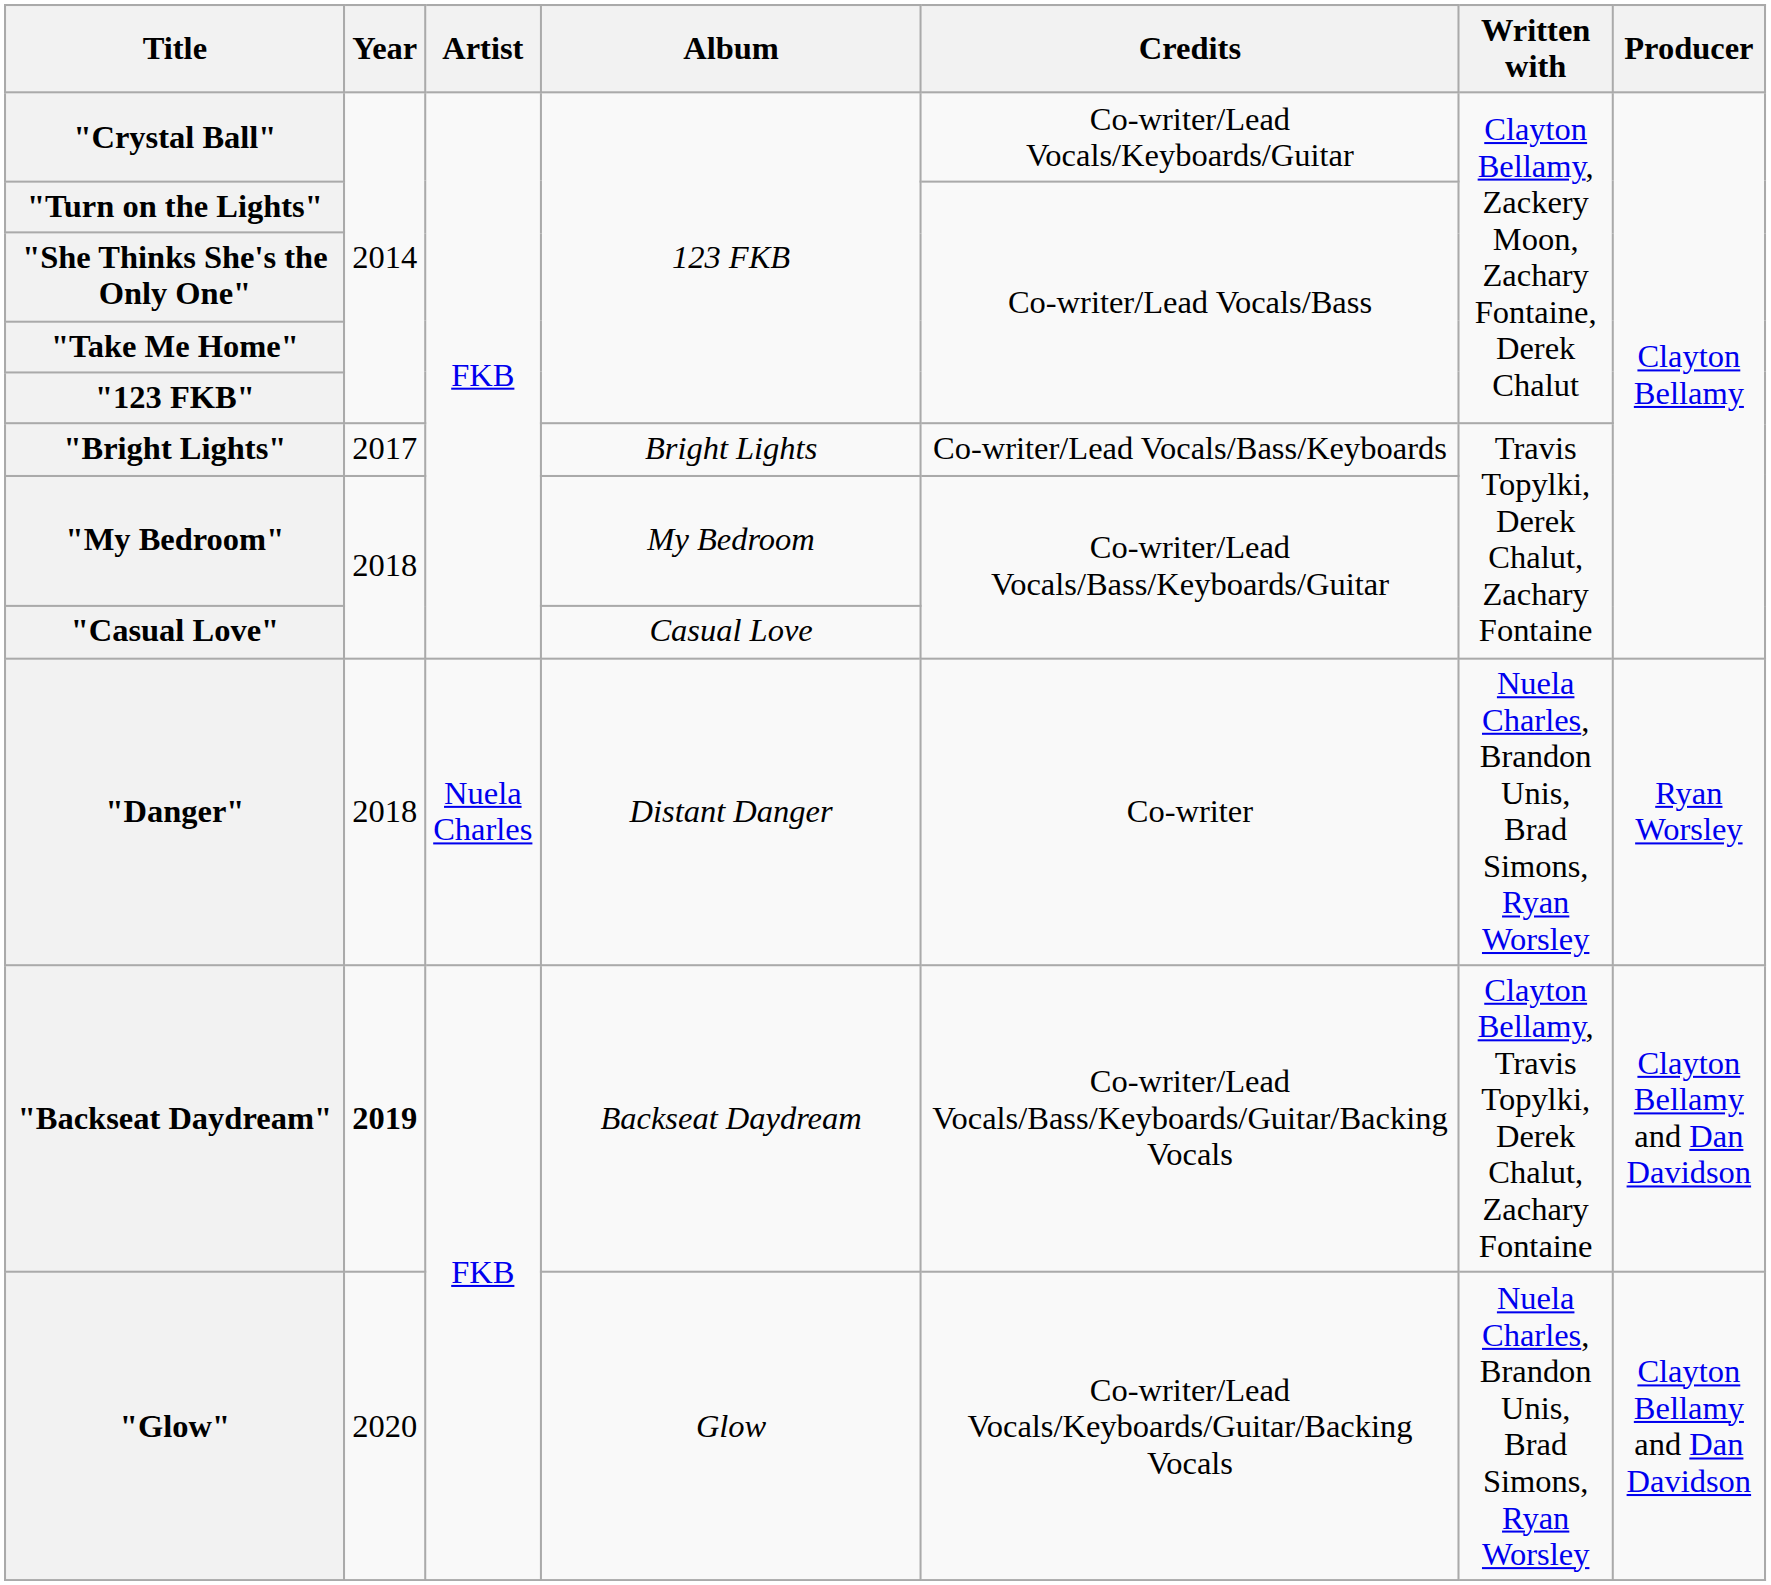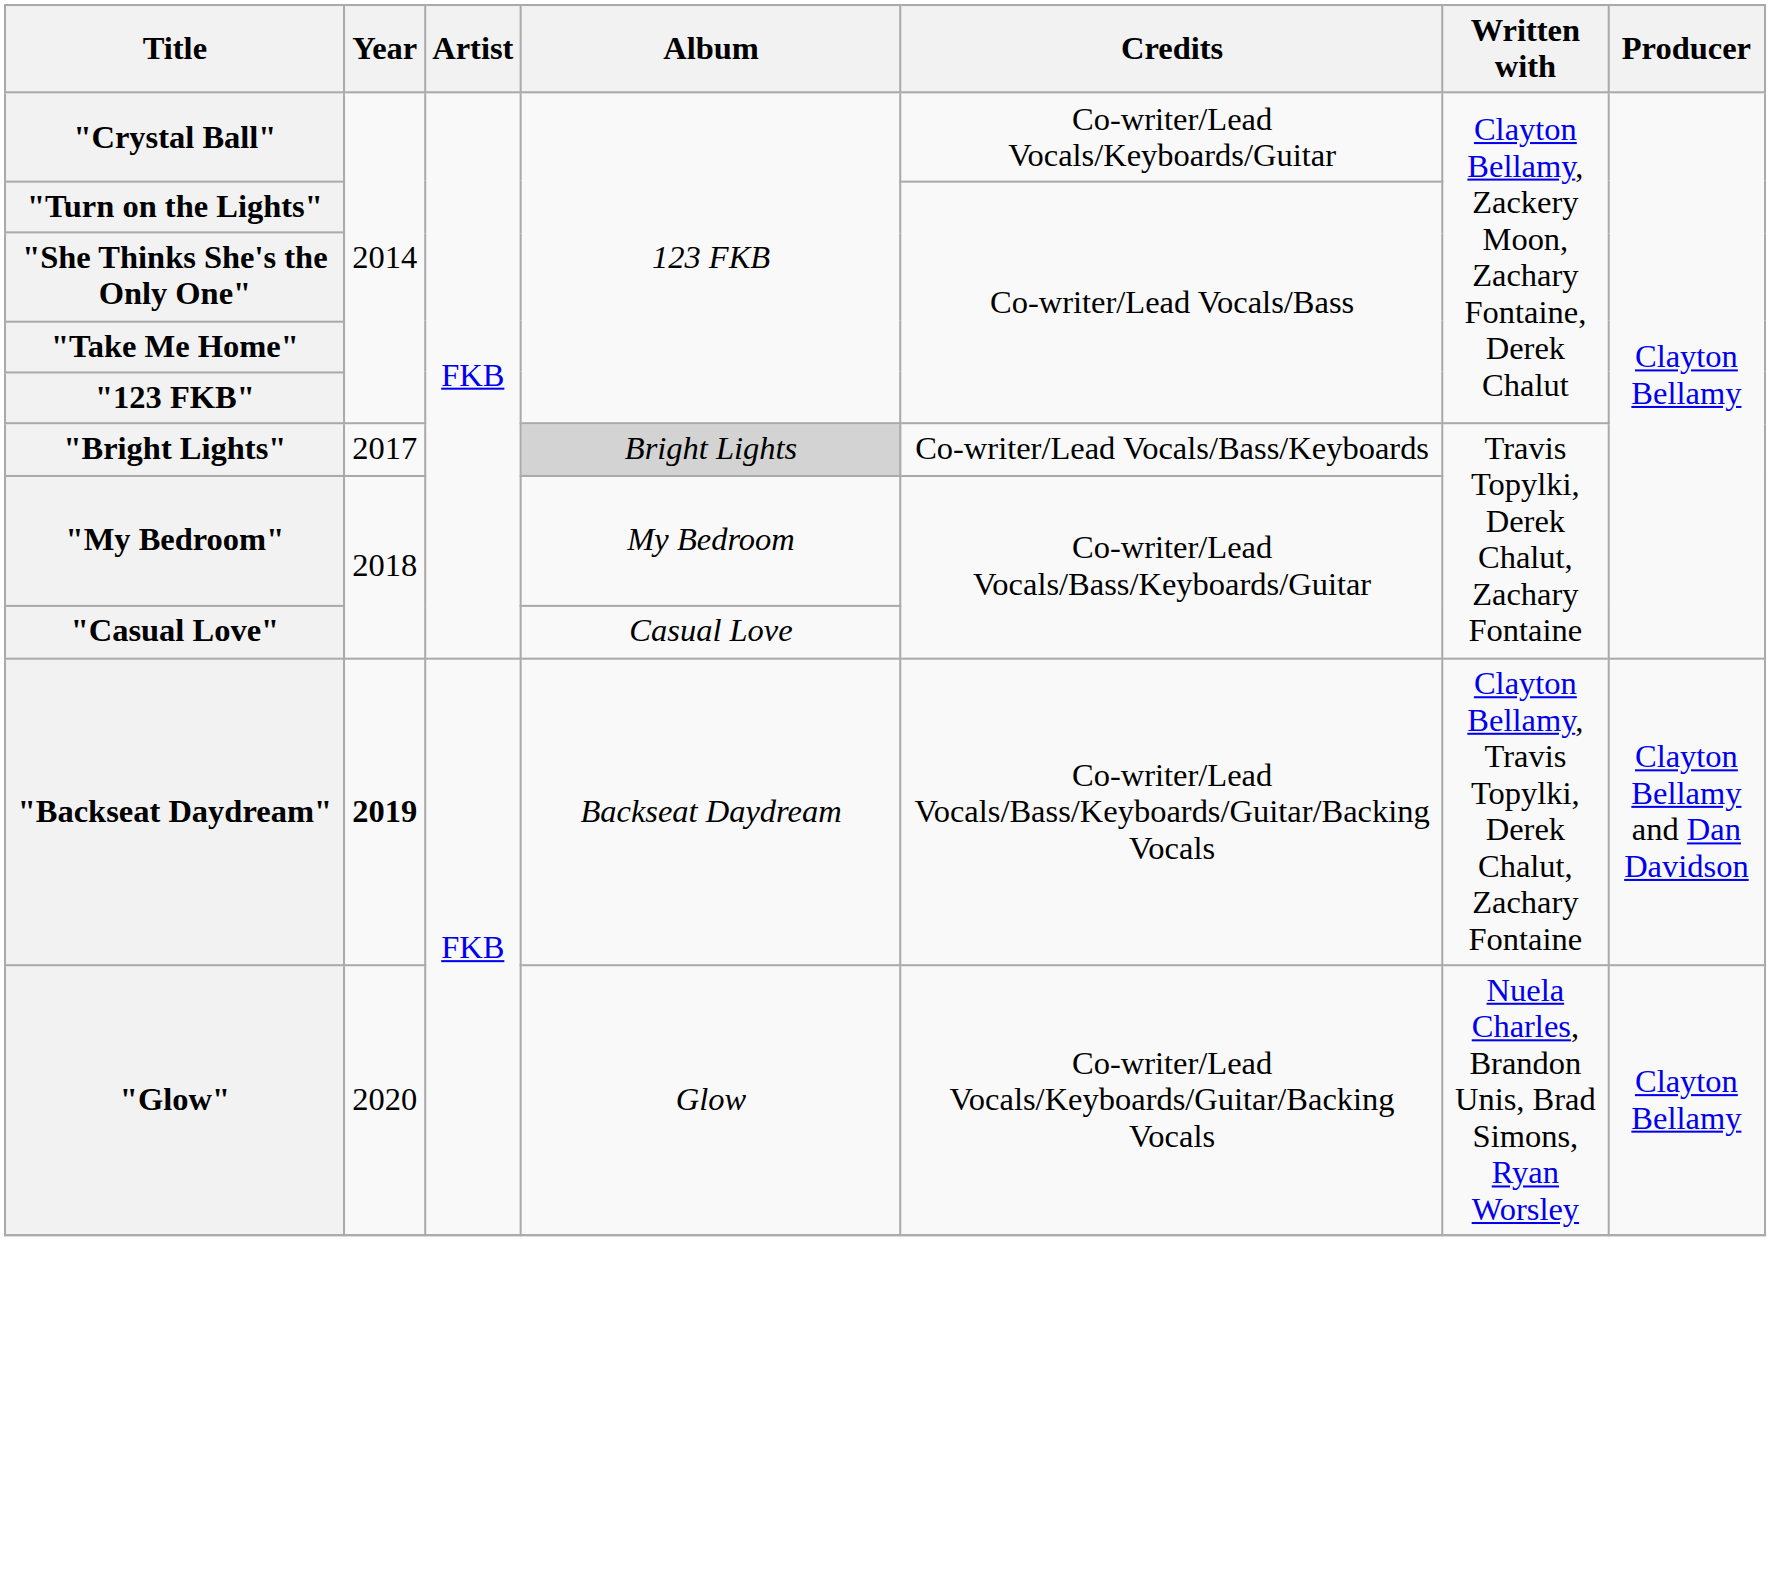(731, 448) no background -> (711, 448) lightgrey background
- row: (175, 811)
(1689, 1425) Clayton Bellamy and Dan Davidson -> (1686, 1100) Clayton Bellamy
